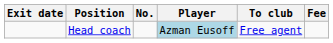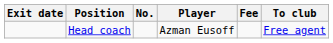columns swapped: (271, 13) <-> (317, 13)
(197, 30) lightblue background -> (197, 30) no background
